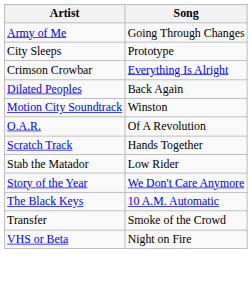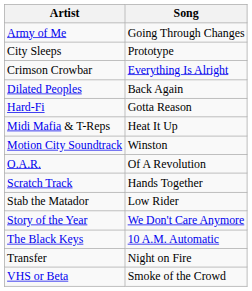+ row: (26, 107)
+ row: (59, 126)
(177, 220) Smoke of the Crowd -> (160, 257) Night on Fire
(160, 239) Night on Fire -> (177, 276) Smoke of the Crowd
